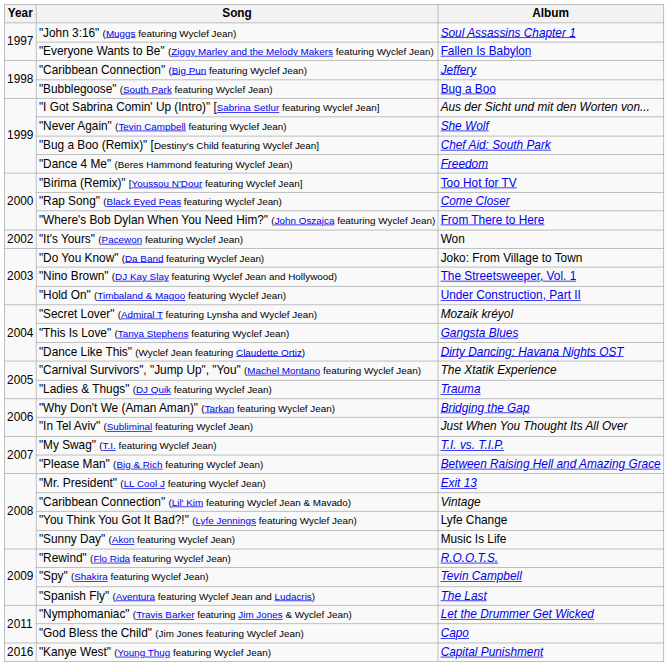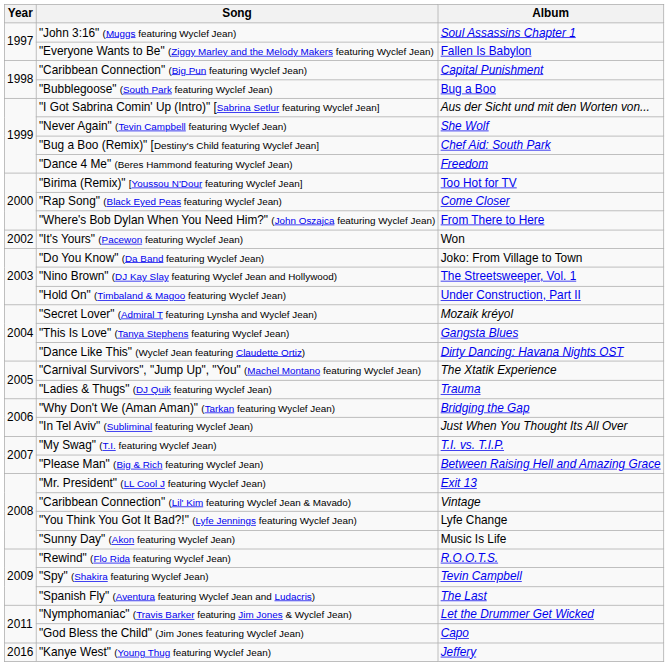(458, 70) Jeffery -> (492, 70) Capital Punishment
(492, 652) Capital Punishment -> (458, 652) Jeffery
